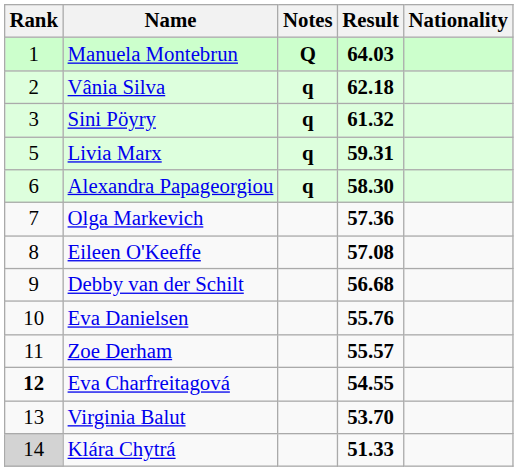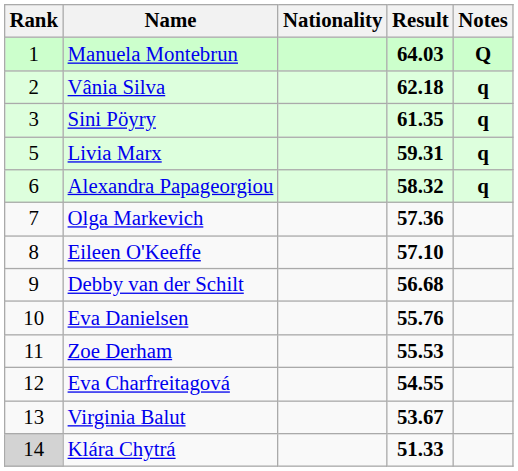columns swapped: (458, 20) <-> (308, 20)
(371, 119) 61.32 -> (420, 119) 61.35
(371, 185) 58.30 -> (420, 185) 58.32
(371, 251) 57.08 -> (420, 251) 57.10
(371, 350) 55.57 -> (420, 350) 55.53
(34, 383) bold -> (34, 383) normal
(371, 416) 53.70 -> (420, 416) 53.67
